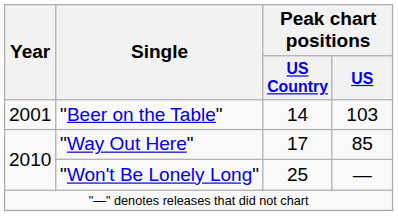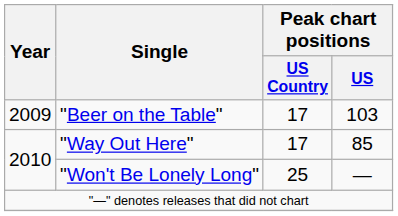(30, 114) 2001 -> (30, 114) 2009
(298, 114) 14 -> (298, 114) 17
